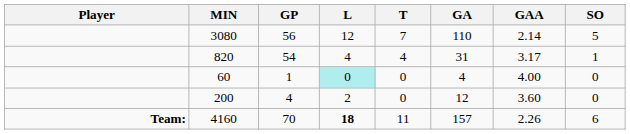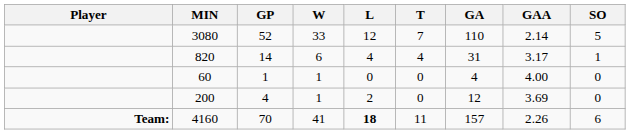+ column: (319, 14)
(289, 35) 56 -> (265, 35) 52
(289, 56) 54 -> (265, 56) 14
(348, 77) paleturquoise background -> (370, 77) no background
(529, 98) 3.60 -> (537, 98) 3.69
